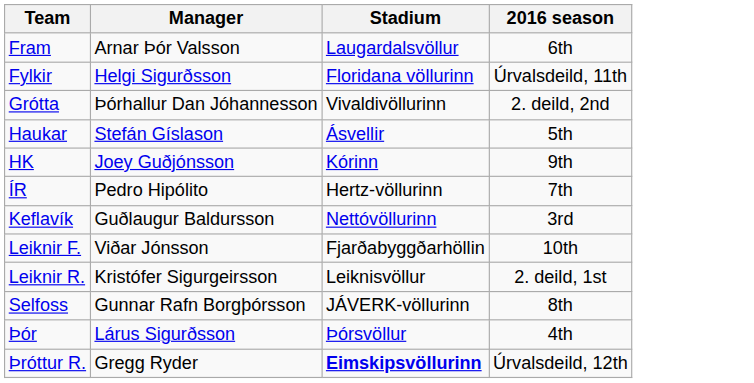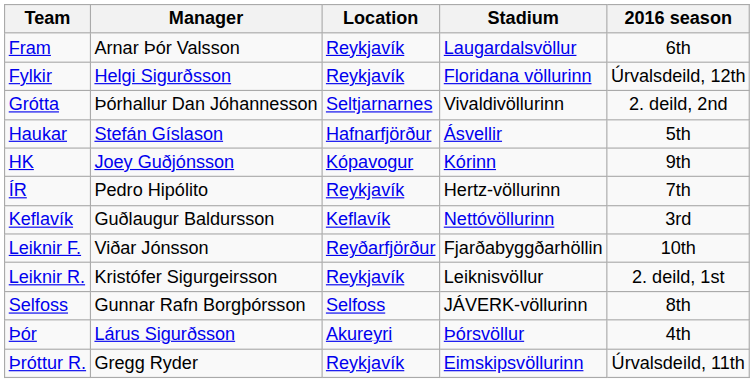+ column: (381, 18)
(560, 76) Úrvalsdeild, 11th -> (678, 76) Úrvalsdeild, 12th
(404, 362) bold -> (514, 362) normal
(560, 362) Úrvalsdeild, 12th -> (678, 362) Úrvalsdeild, 11th
